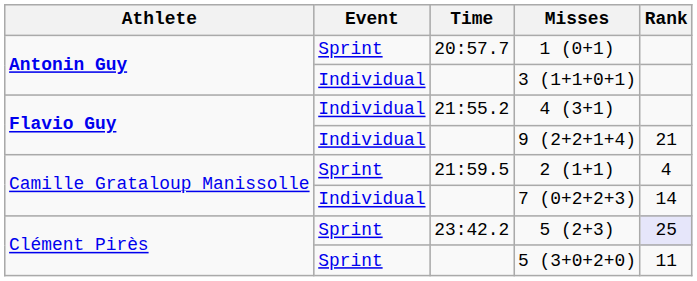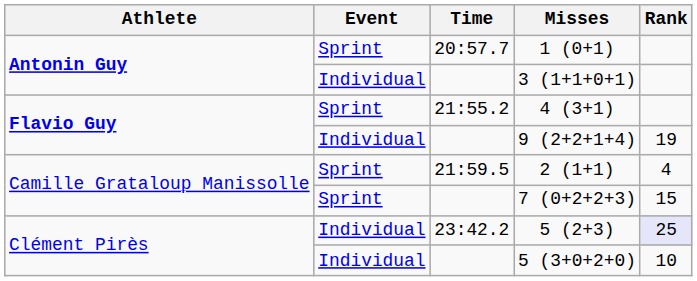(372, 110) Individual -> (350, 110) Sprint
(666, 140) 21 -> (666, 140) 19
(372, 200) Individual -> (350, 200) Sprint
(666, 200) 14 -> (666, 200) 15
(350, 230) Sprint -> (372, 230) Individual
(350, 260) Sprint -> (372, 260) Individual
(666, 260) 11 -> (666, 260) 10
